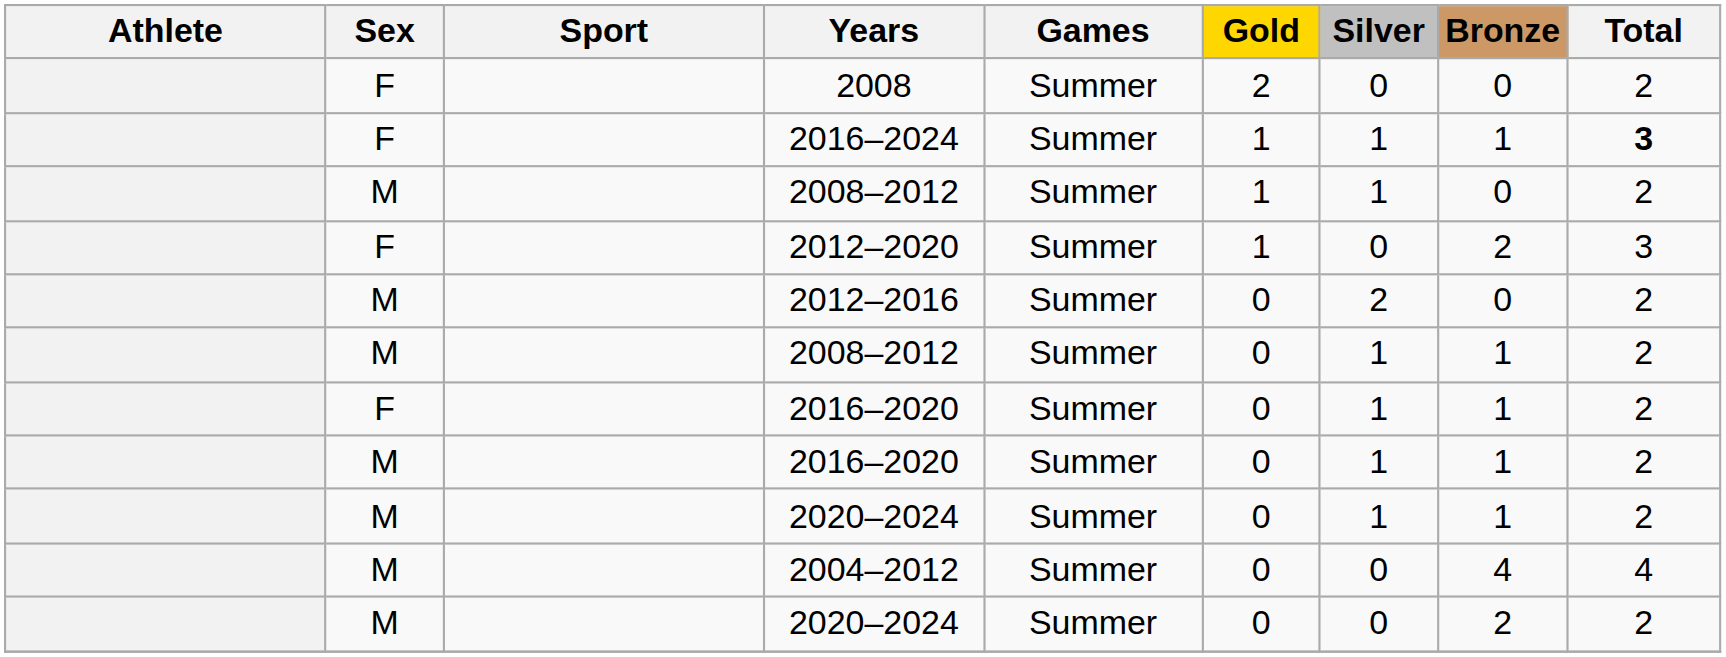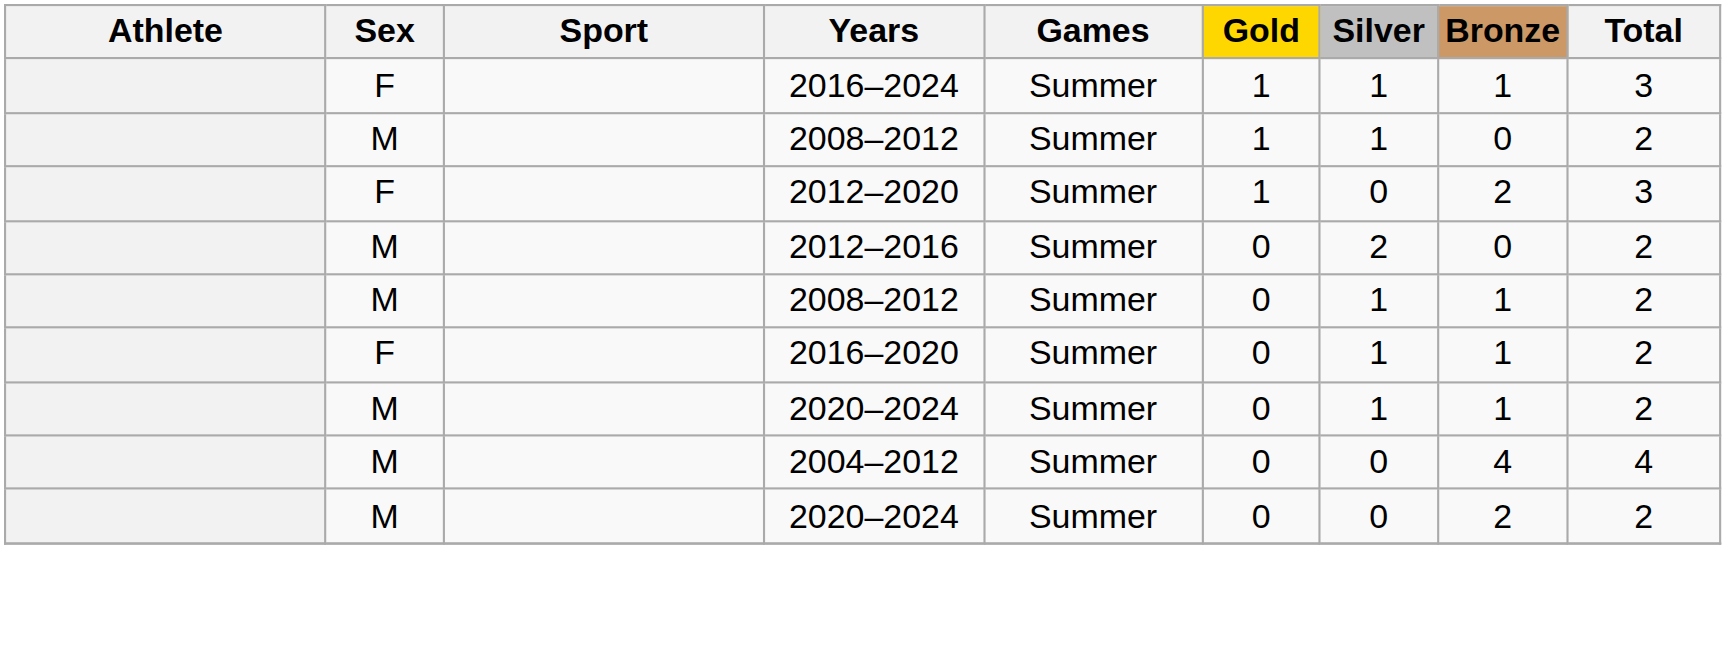- row: (385, 85)
(1644, 138) bold -> (1644, 85) normal
- row: (385, 461)
